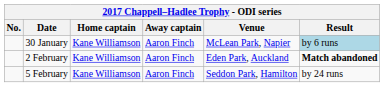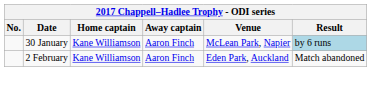(340, 58) bold -> (330, 58) normal
- row: (47, 74)
